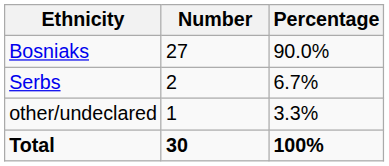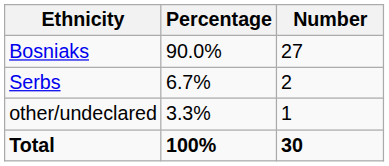columns swapped: (215, 20) <-> (326, 20)
